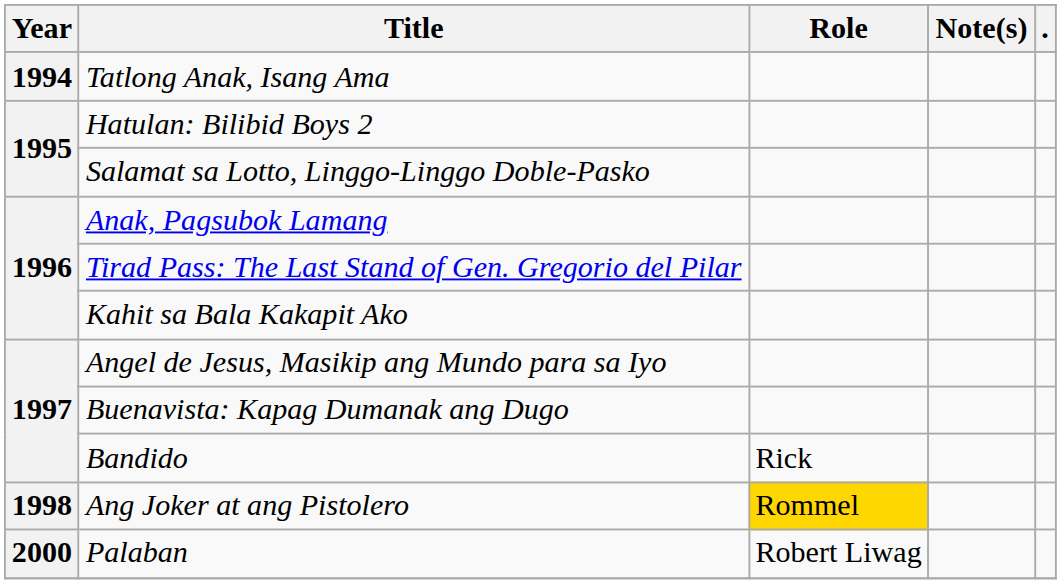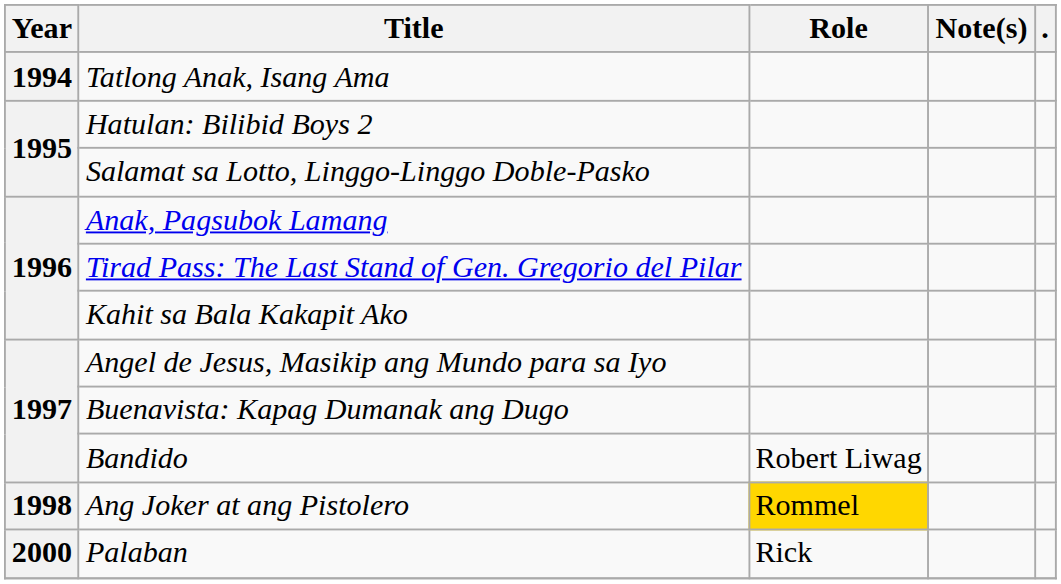(784, 457) Rick -> (839, 457) Robert Liwag
(839, 553) Robert Liwag -> (784, 553) Rick
